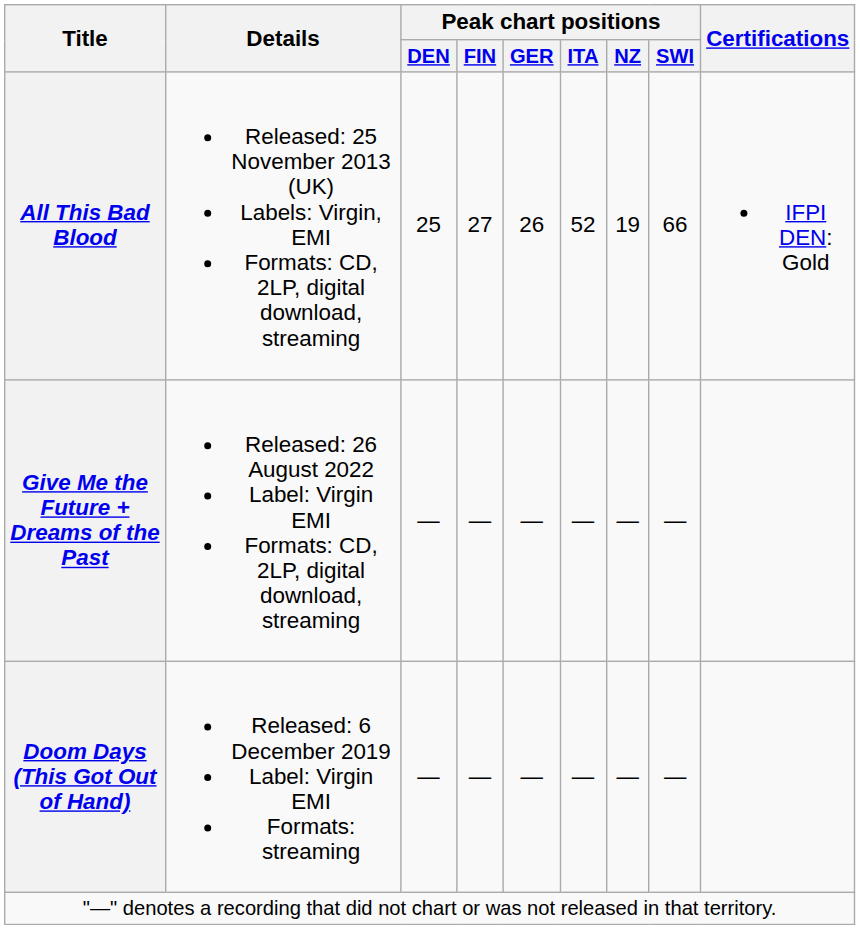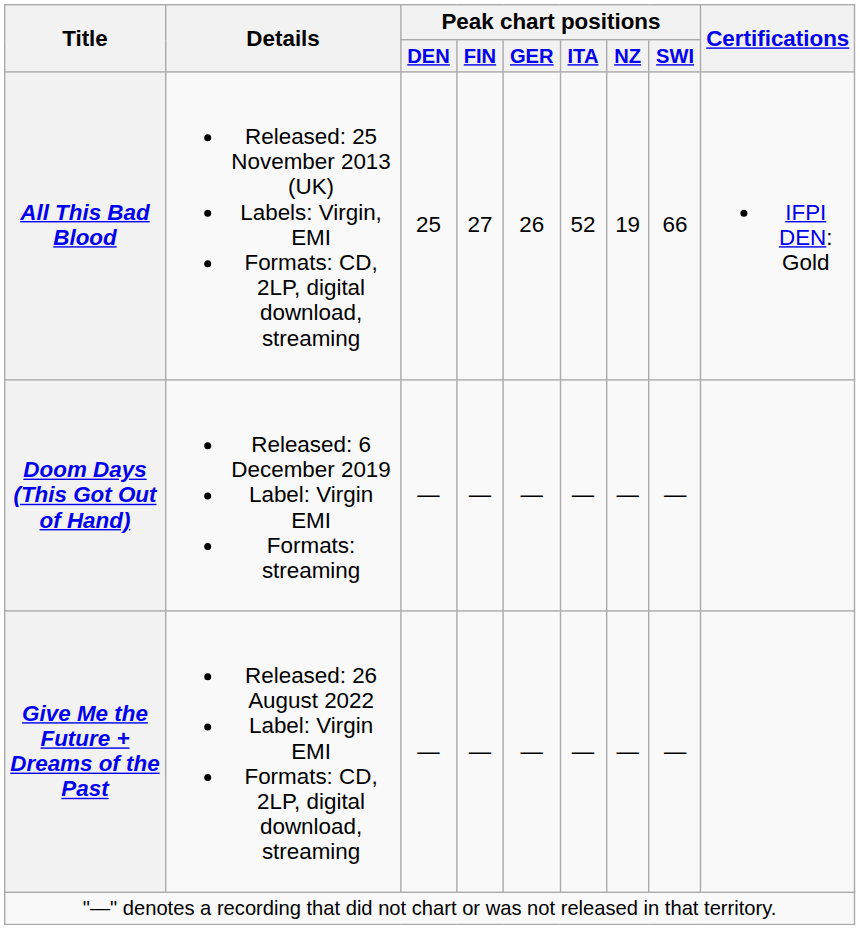rows swapped: (85, 776) <-> (85, 519)
